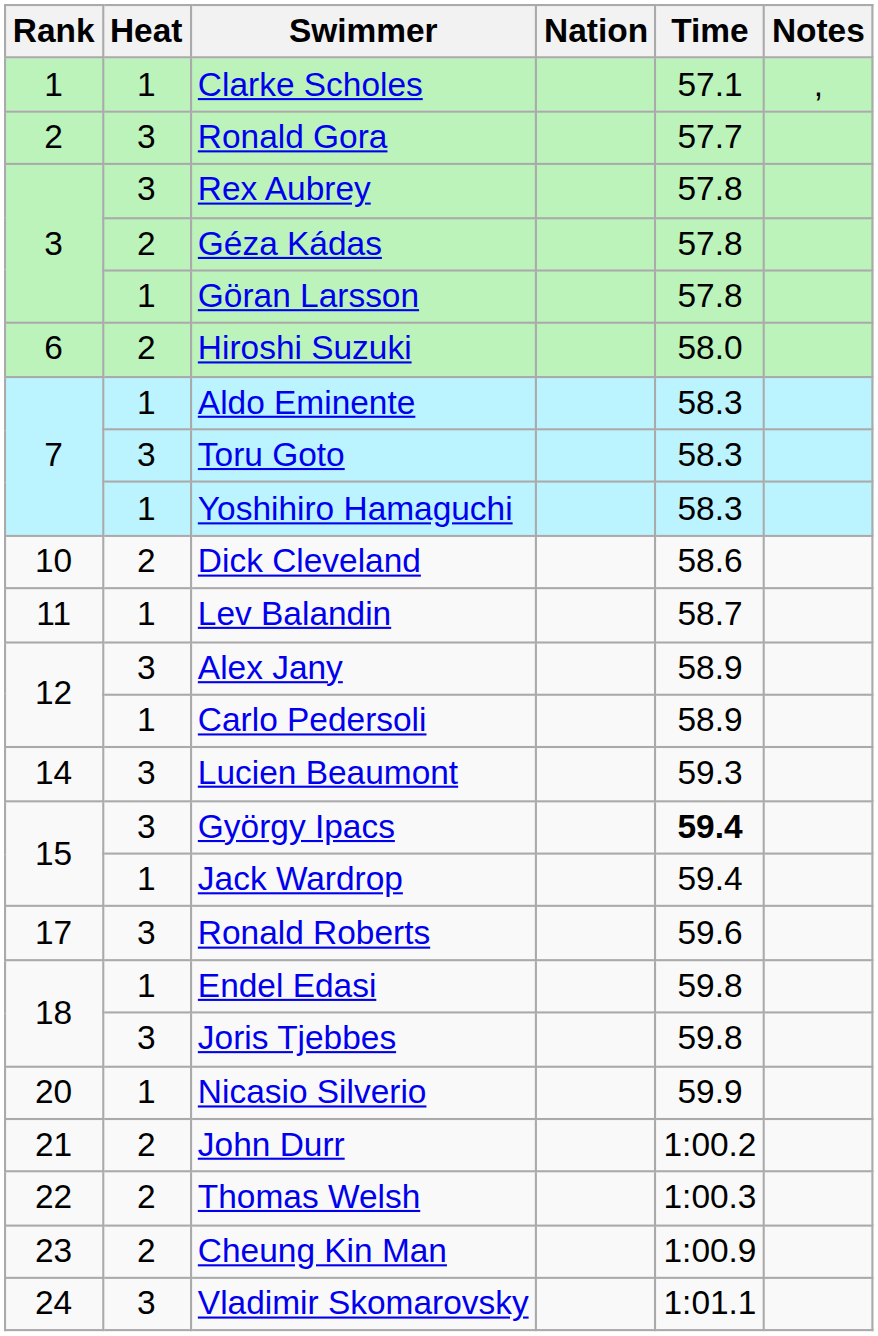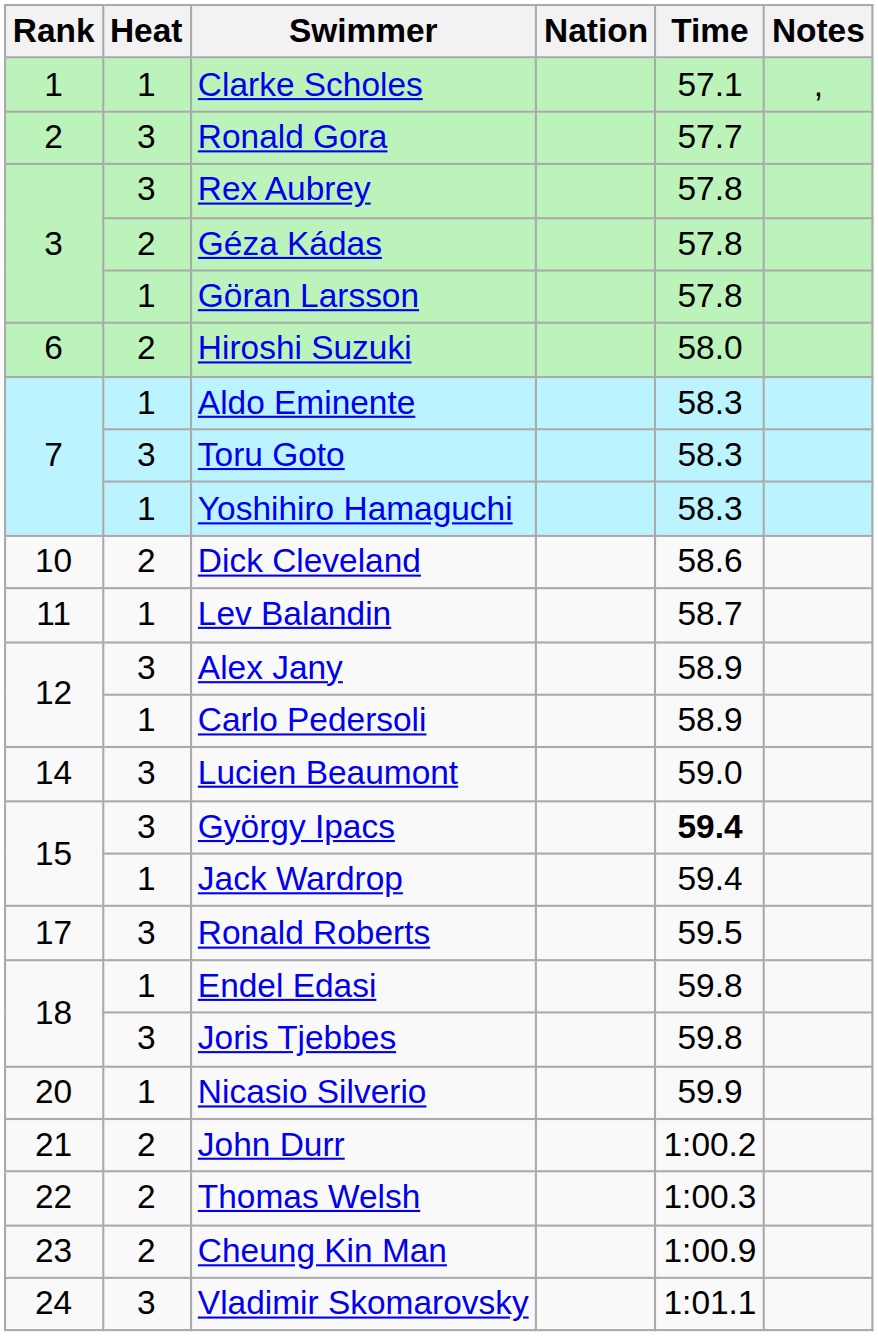(710, 773) 59.3 -> (710, 773) 59.0
(710, 932) 59.6 -> (710, 932) 59.5
